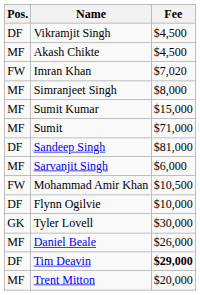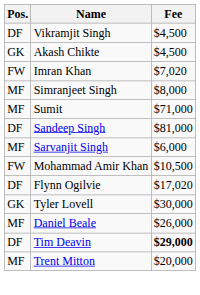(16, 52) MF -> (16, 52) GK
- row: (66, 109)
(173, 204) $10,000 -> (173, 185) $17,020
